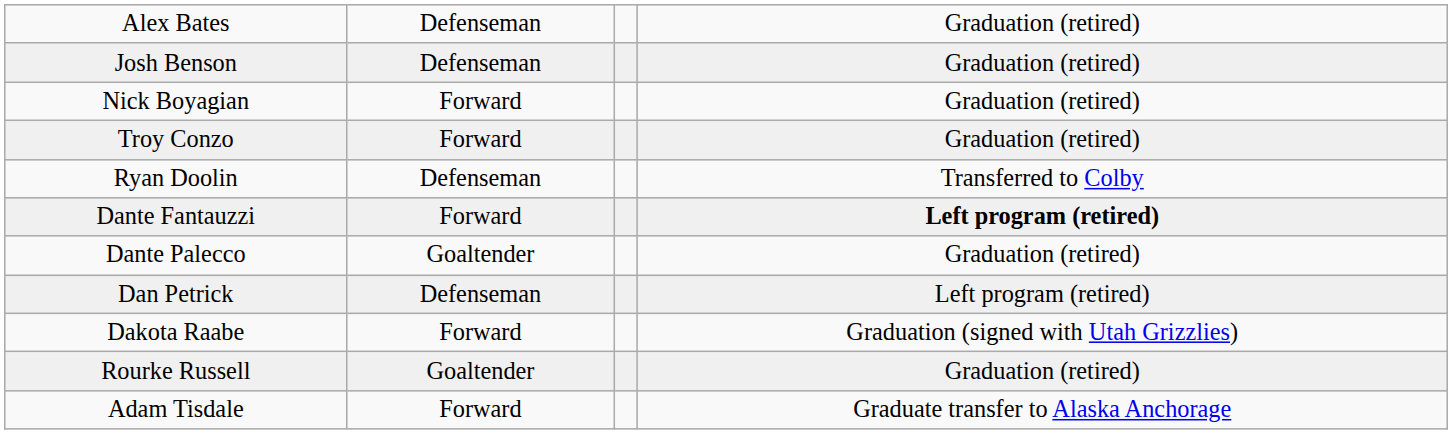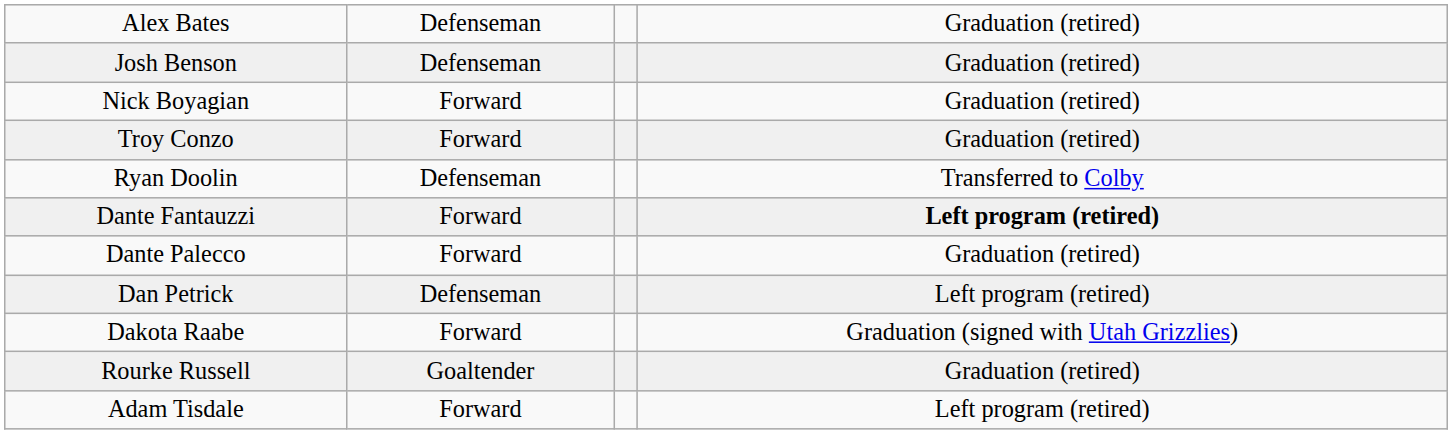(480, 255) Goaltender -> (480, 255) Forward
(1042, 409) Graduate transfer to Alaska Anchorage -> (1042, 409) Left program (retired)
